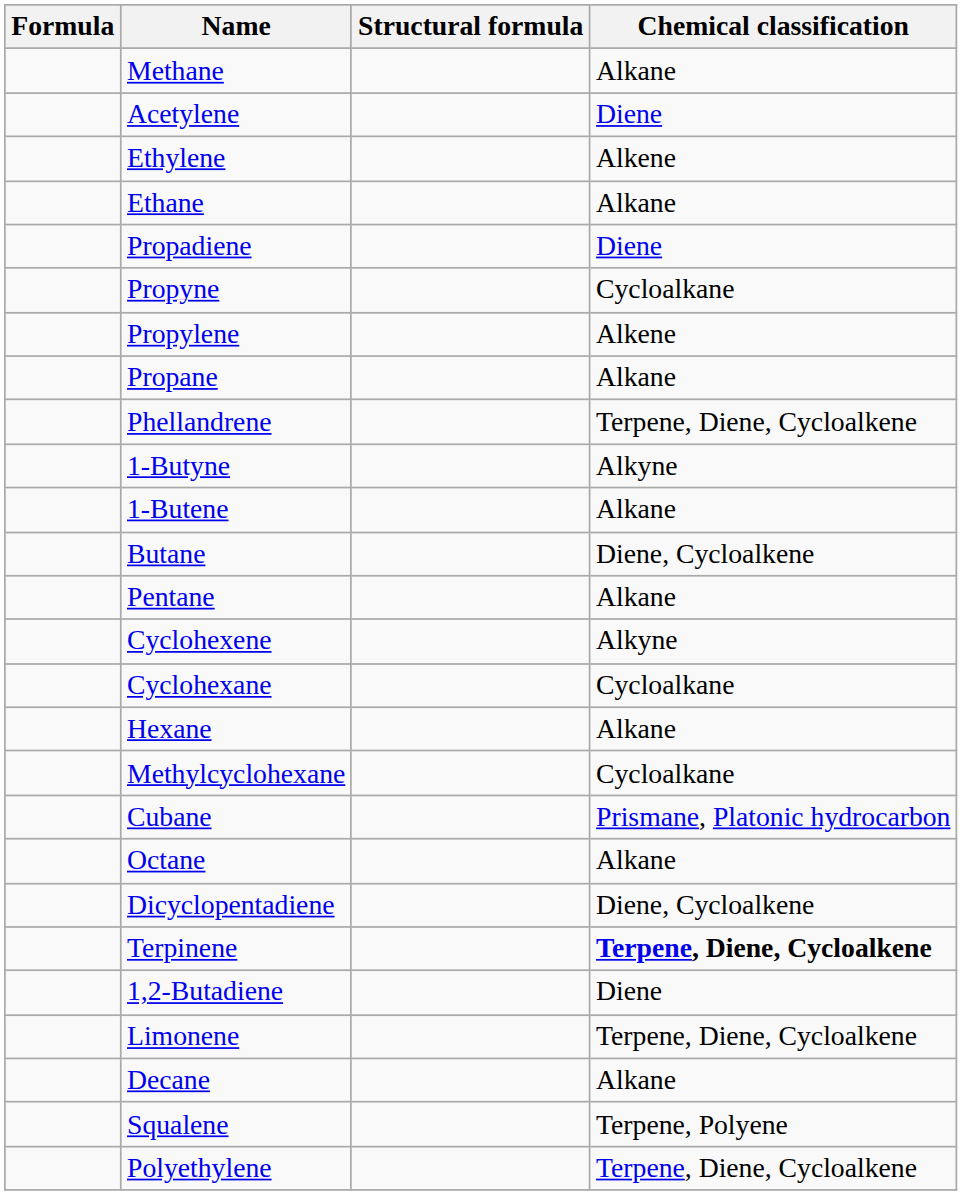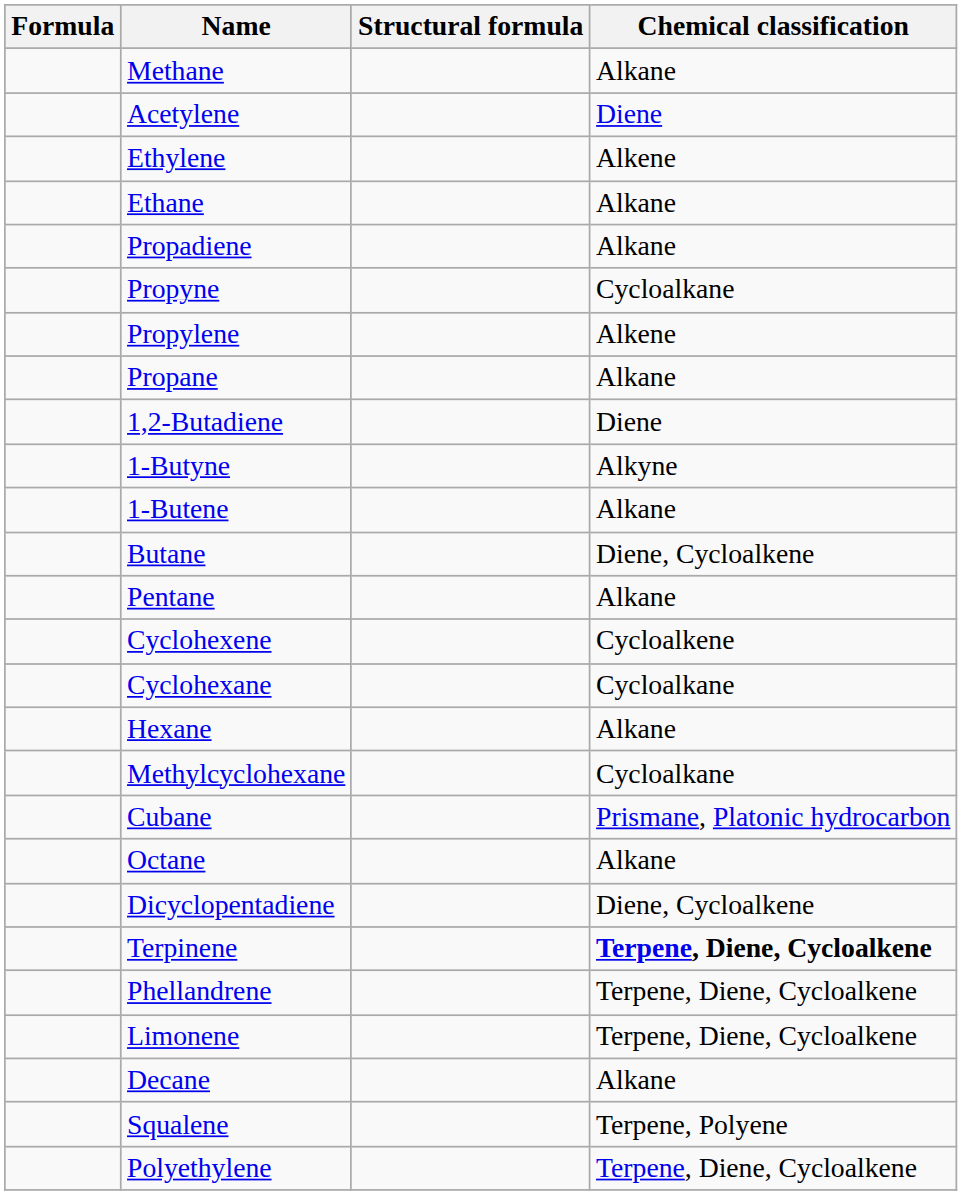(629, 245) Diene -> (636, 245) Alkane
rows swapped: (205, 992) <-> (199, 421)
(637, 641) Alkyne -> (665, 641) Cycloalkene
